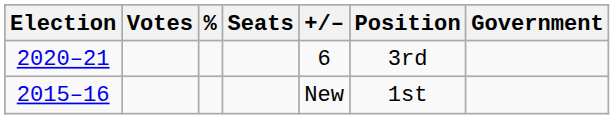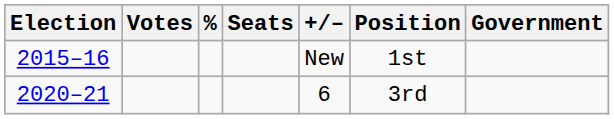rows swapped: (63, 95) <-> (63, 59)
